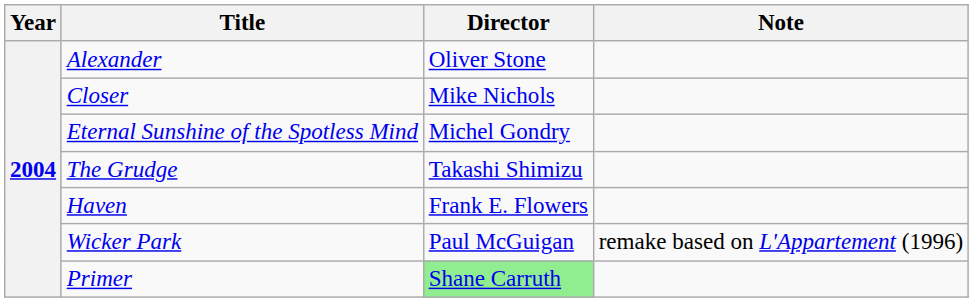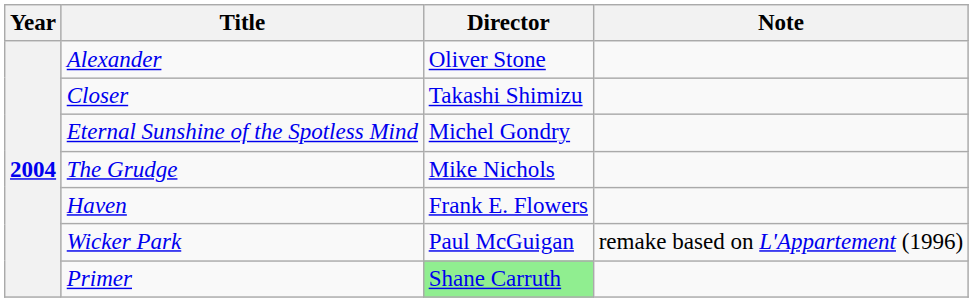(492, 95) Mike Nichols -> (506, 95) Takashi Shimizu
(506, 168) Takashi Shimizu -> (492, 168) Mike Nichols
